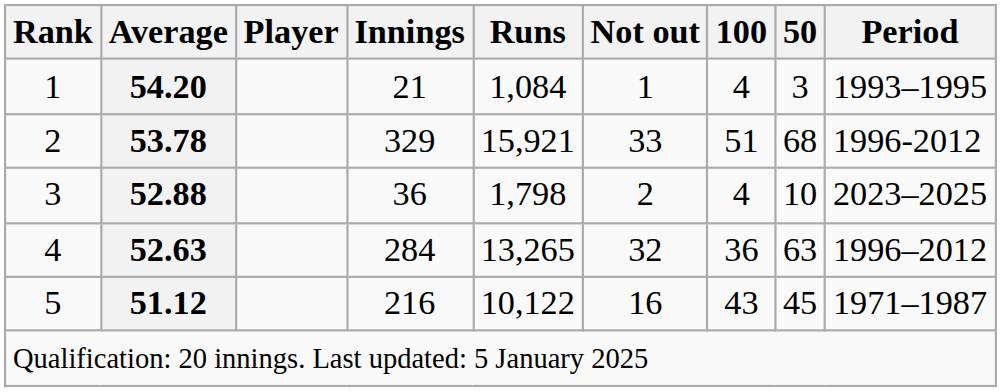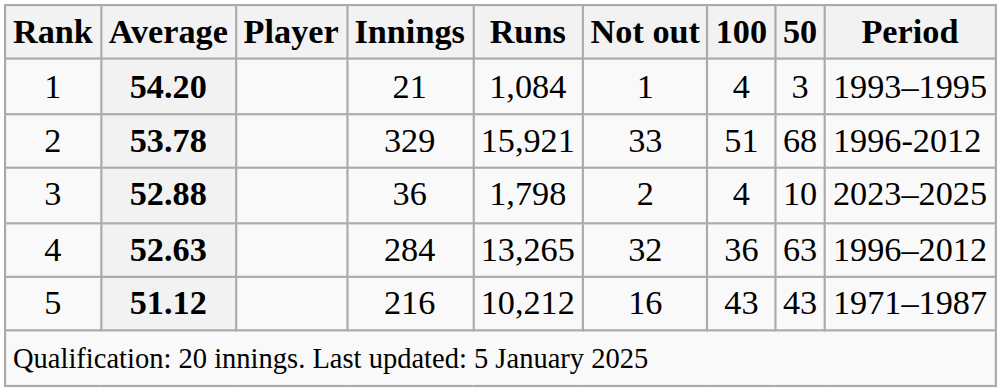(528, 303) 10,122 -> (528, 303) 10,212
(800, 303) 45 -> (800, 303) 43
